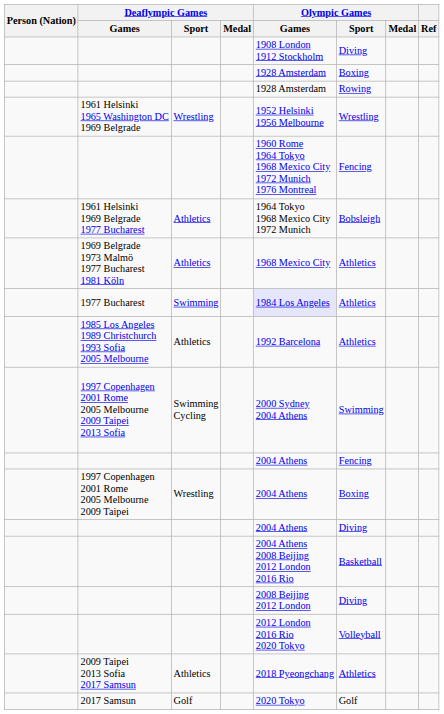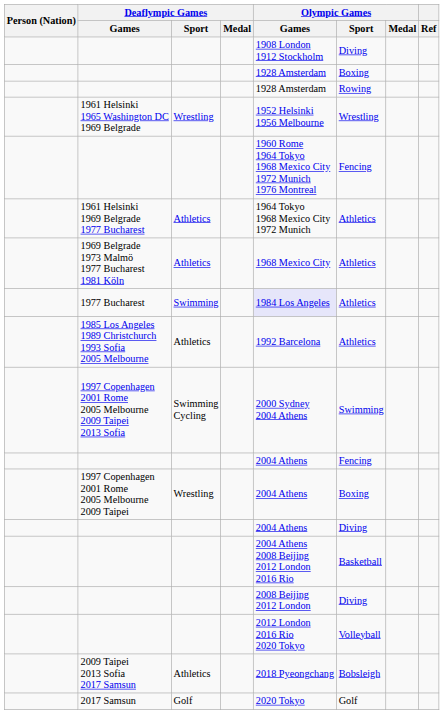(359, 218) Bobsleigh -> (357, 218) Athletics
(357, 673) Athletics -> (359, 673) Bobsleigh
